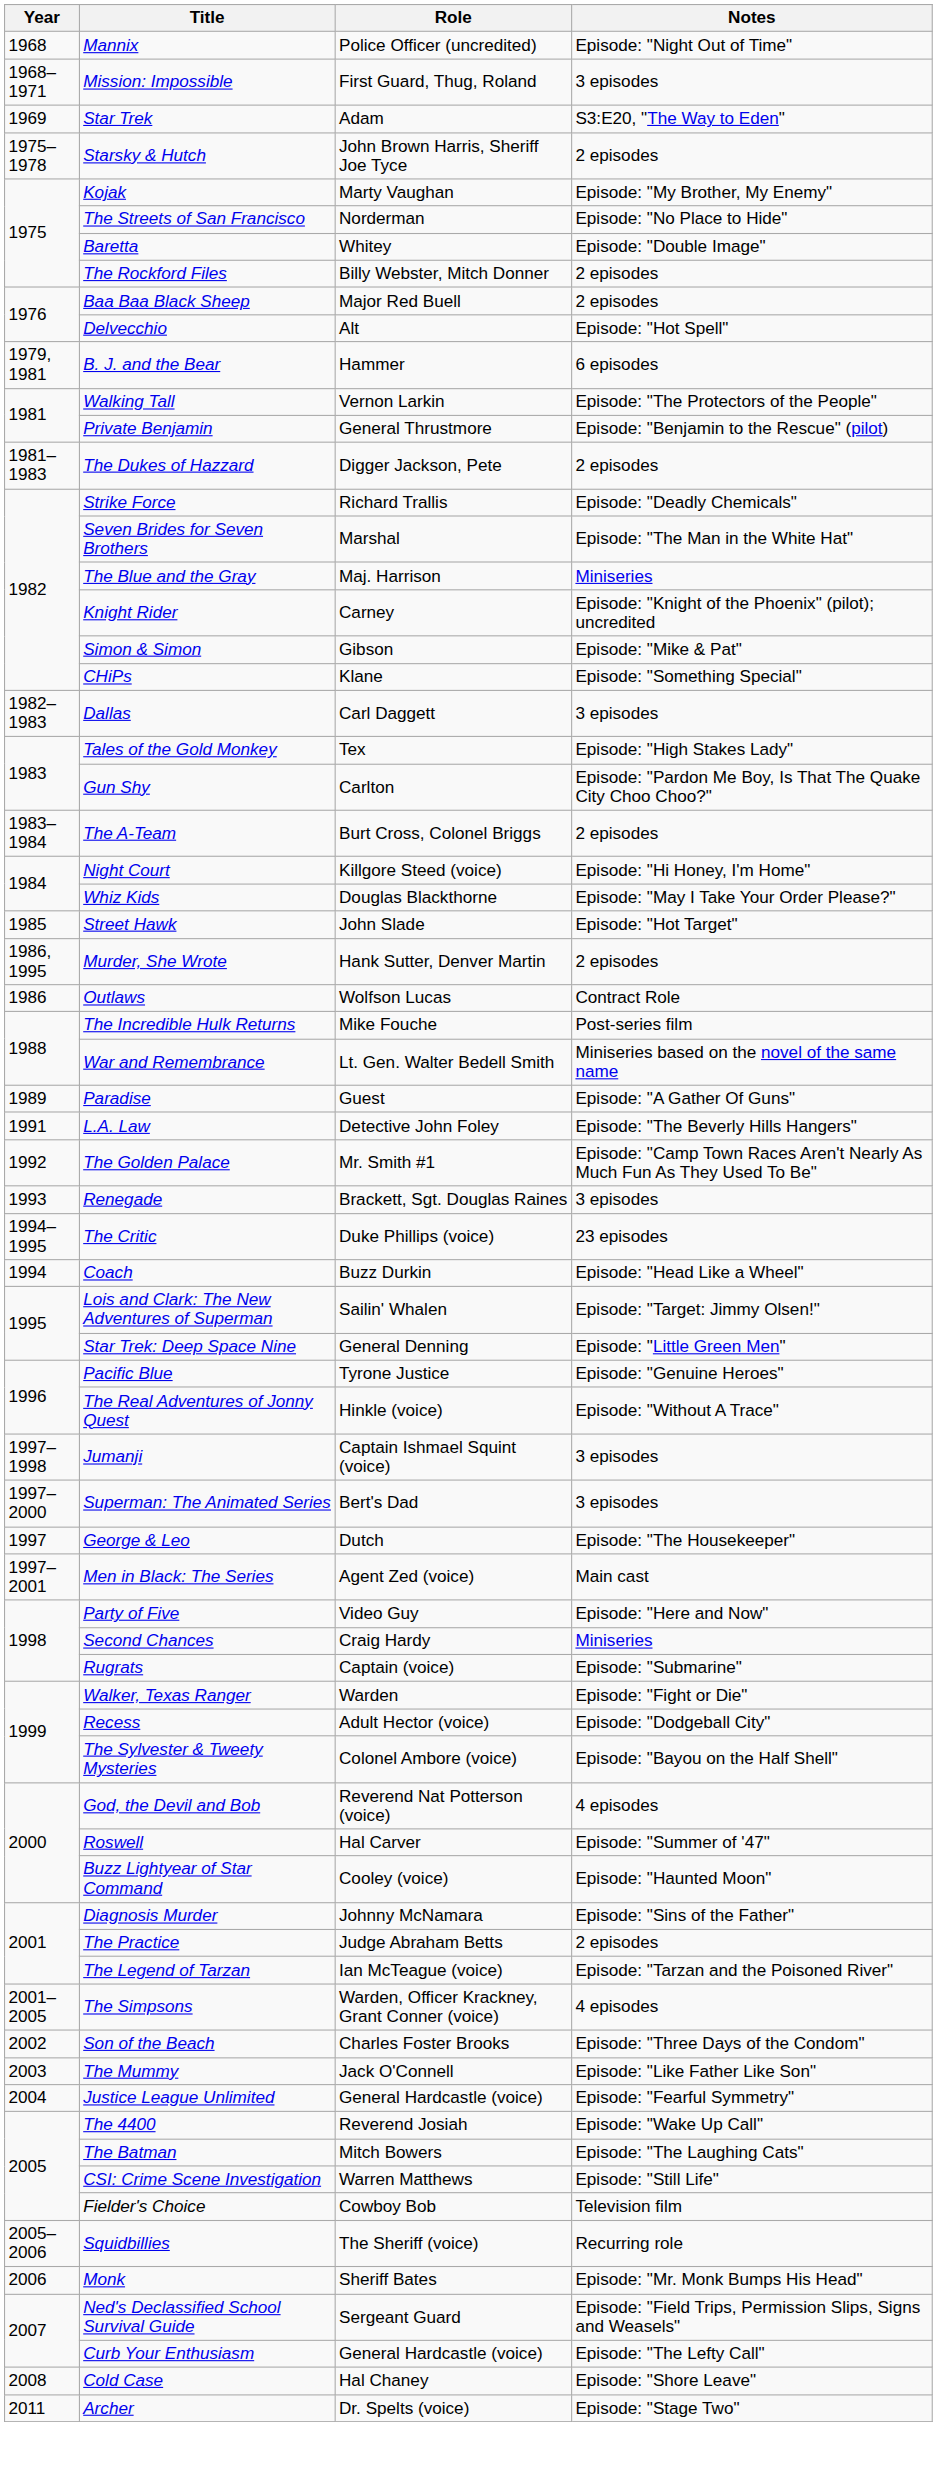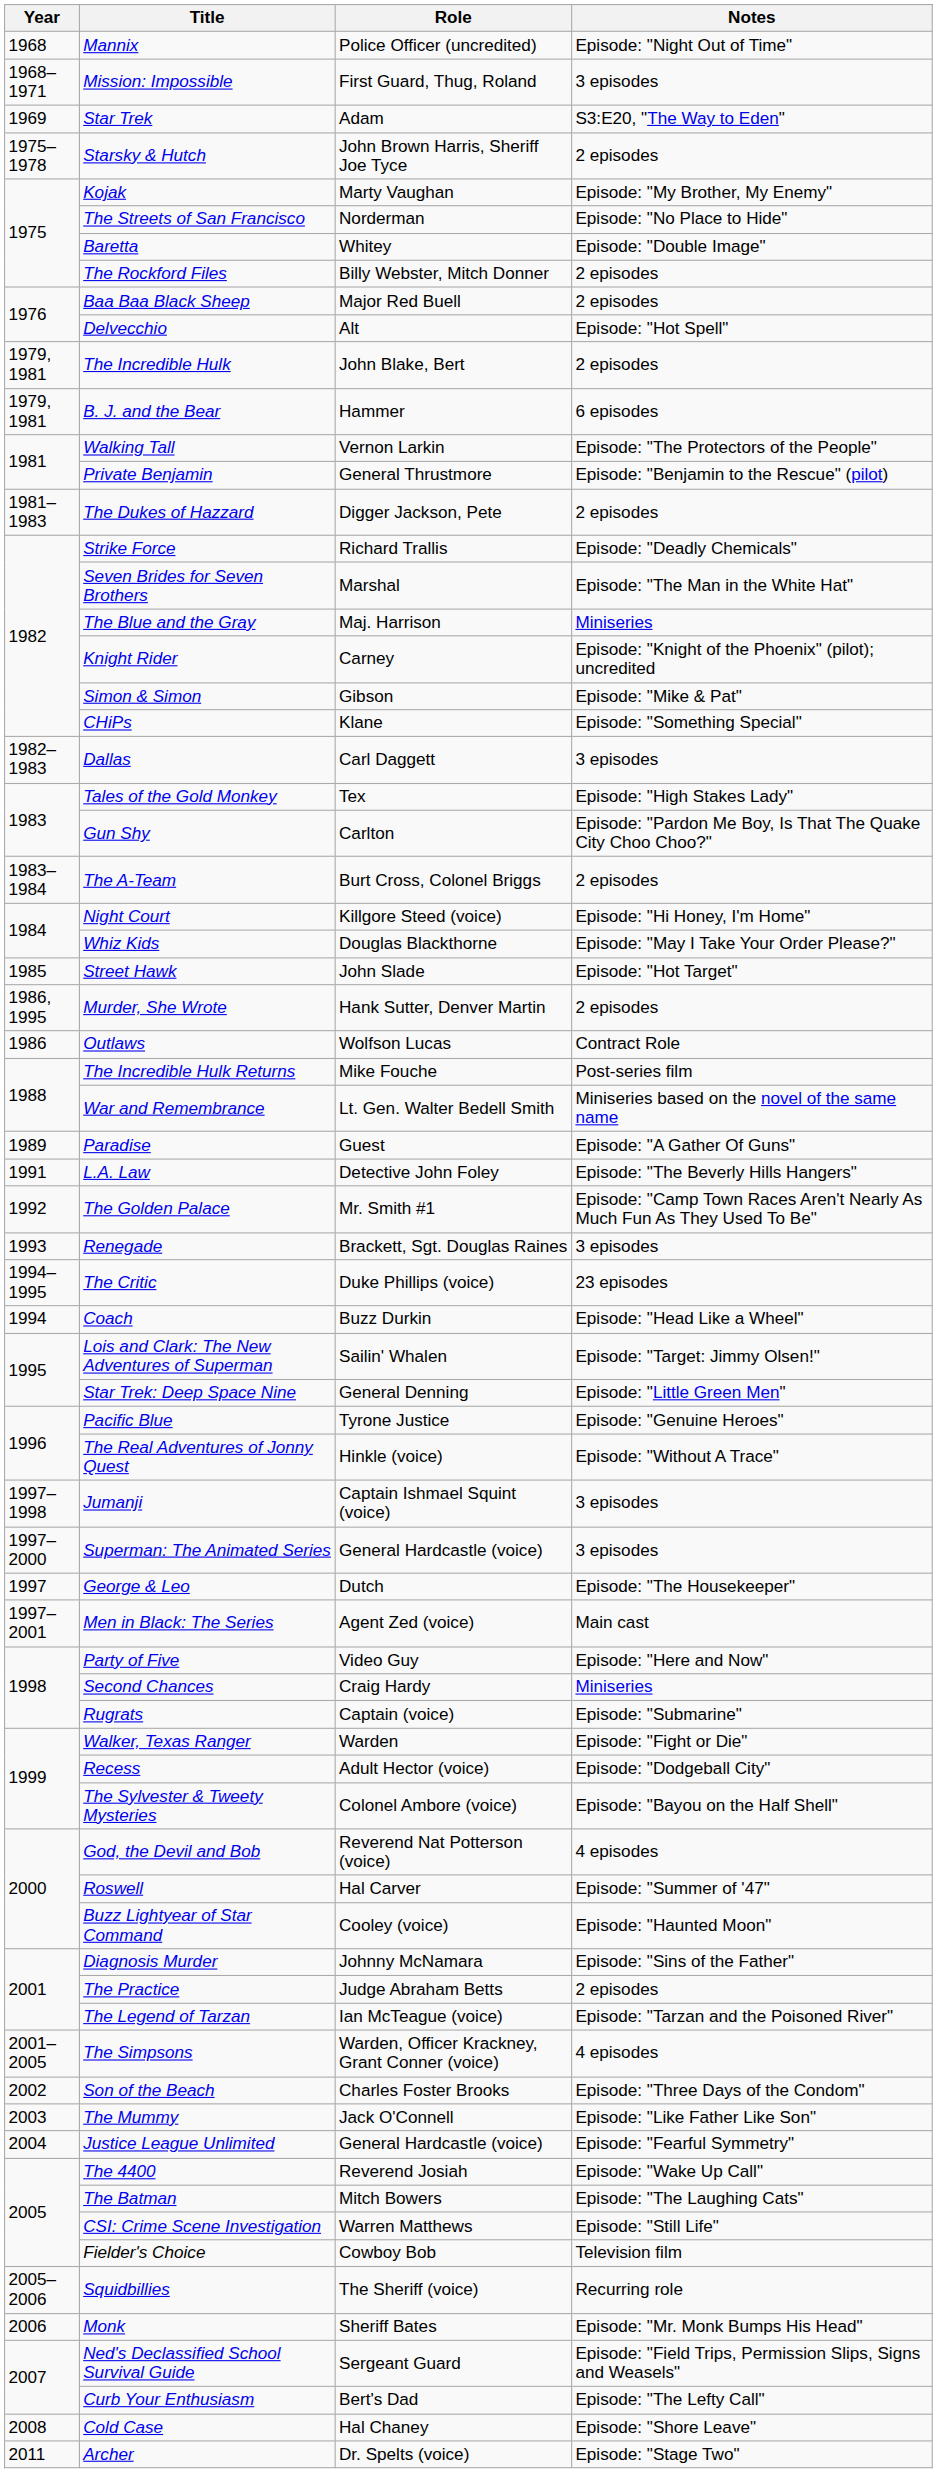+ row: (157, 364)
(379, 1503) Bert's Dad -> (441, 1549) General Hardcastle (voice)
(441, 2353) General Hardcastle (voice) -> (379, 2400) Bert's Dad
